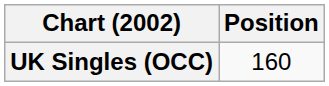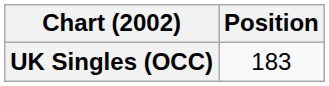(271, 61) 160 -> (271, 61) 183
